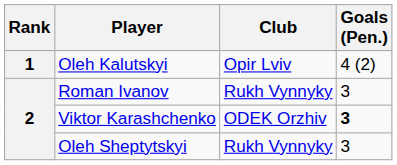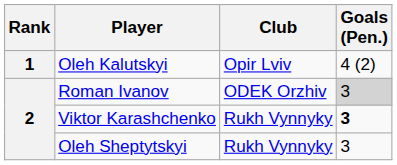(278, 91) Rukh Vynnyky -> (275, 91) ODEK Orzhiv
(345, 91) no background -> (345, 91) lightgrey background
(275, 118) ODEK Orzhiv -> (278, 118) Rukh Vynnyky
